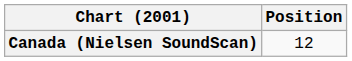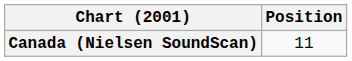(304, 44) 12 -> (304, 44) 11
